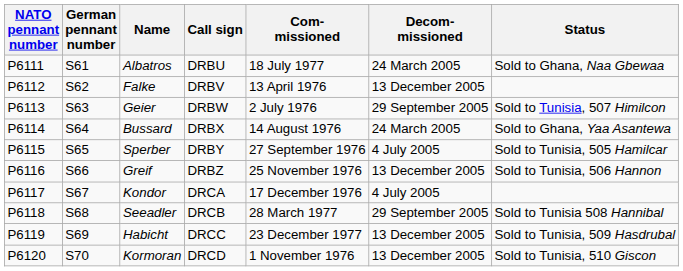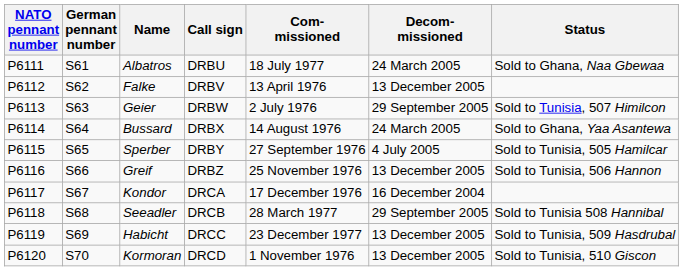(406, 192) 4 July 2005 -> (428, 192) 16 December 2004
